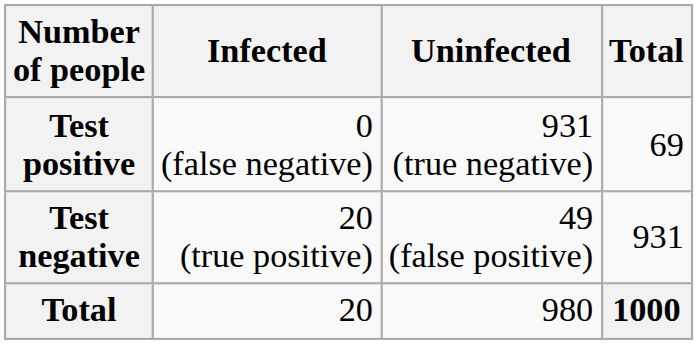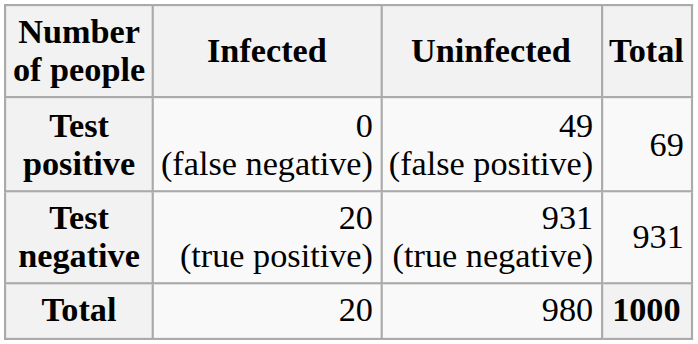(493, 143) 931 (true negative) -> (491, 143) 49 (false positive)
(491, 236) 49 (false positive) -> (493, 236) 931 (true negative)
